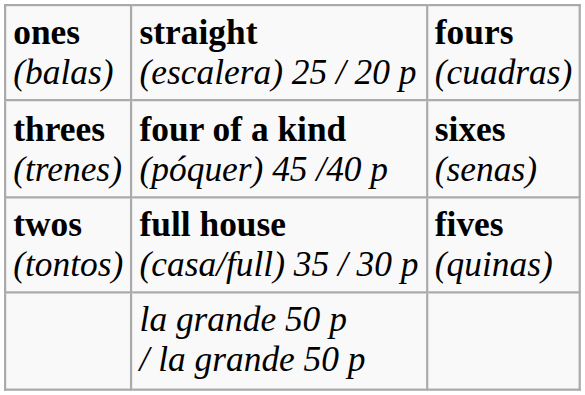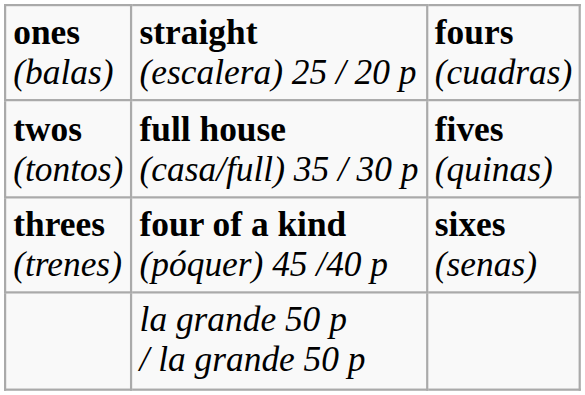rows swapped: (68, 244) <-> (68, 148)
